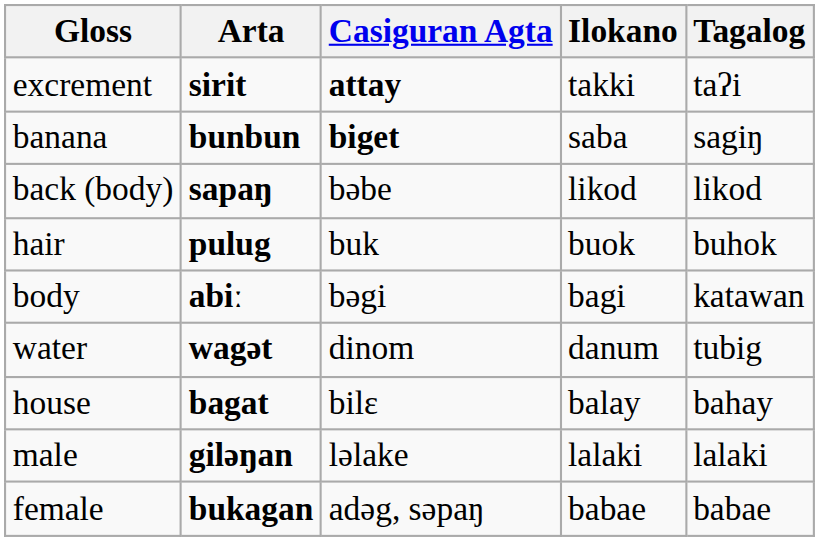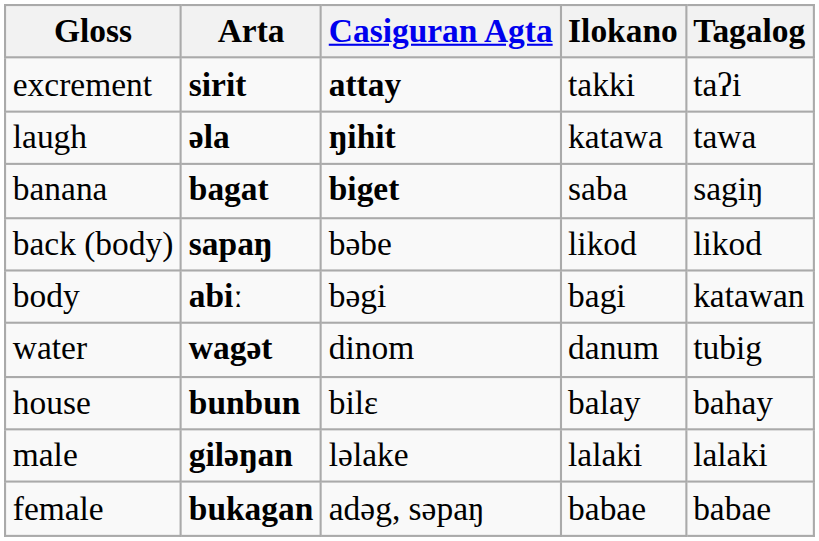+ row: (50, 137)
(245, 137) bunbun -> (229, 190) bagat
- row: (39, 243)
(229, 402) bagat -> (245, 402) bunbun
